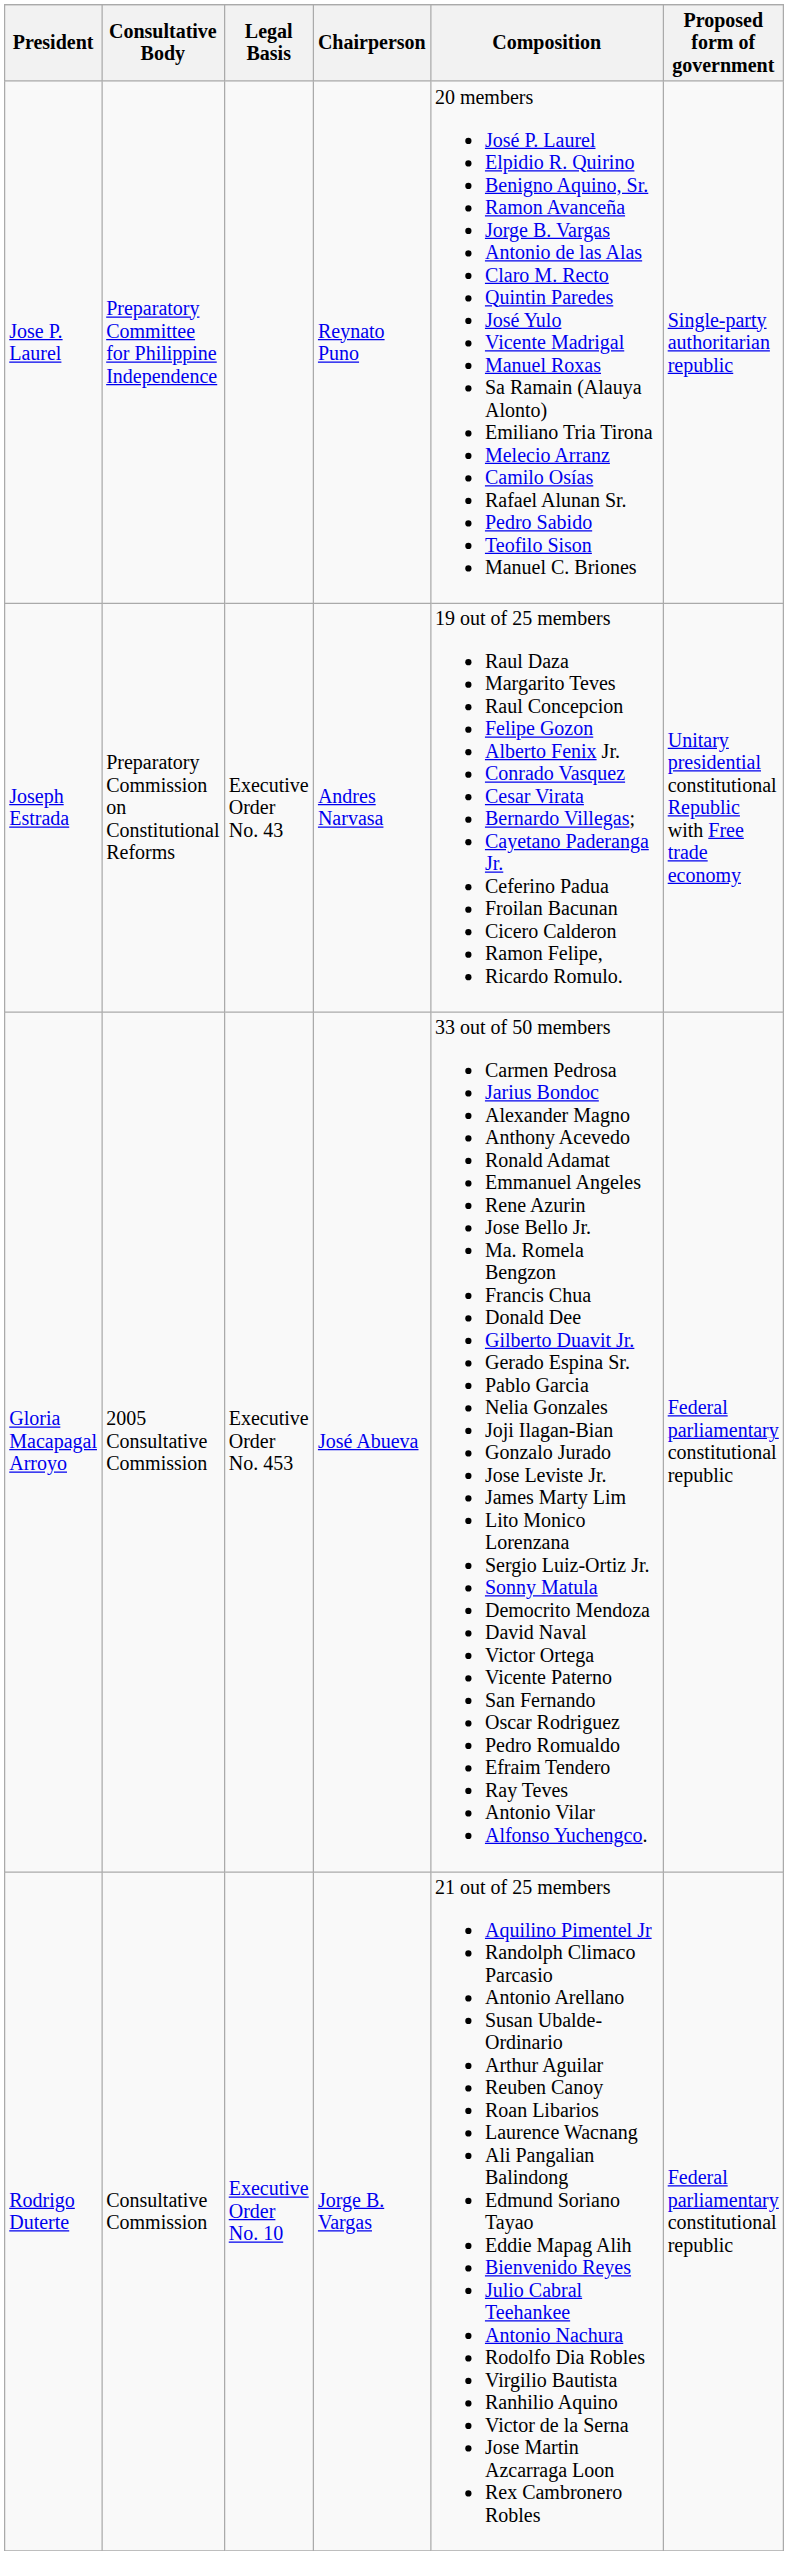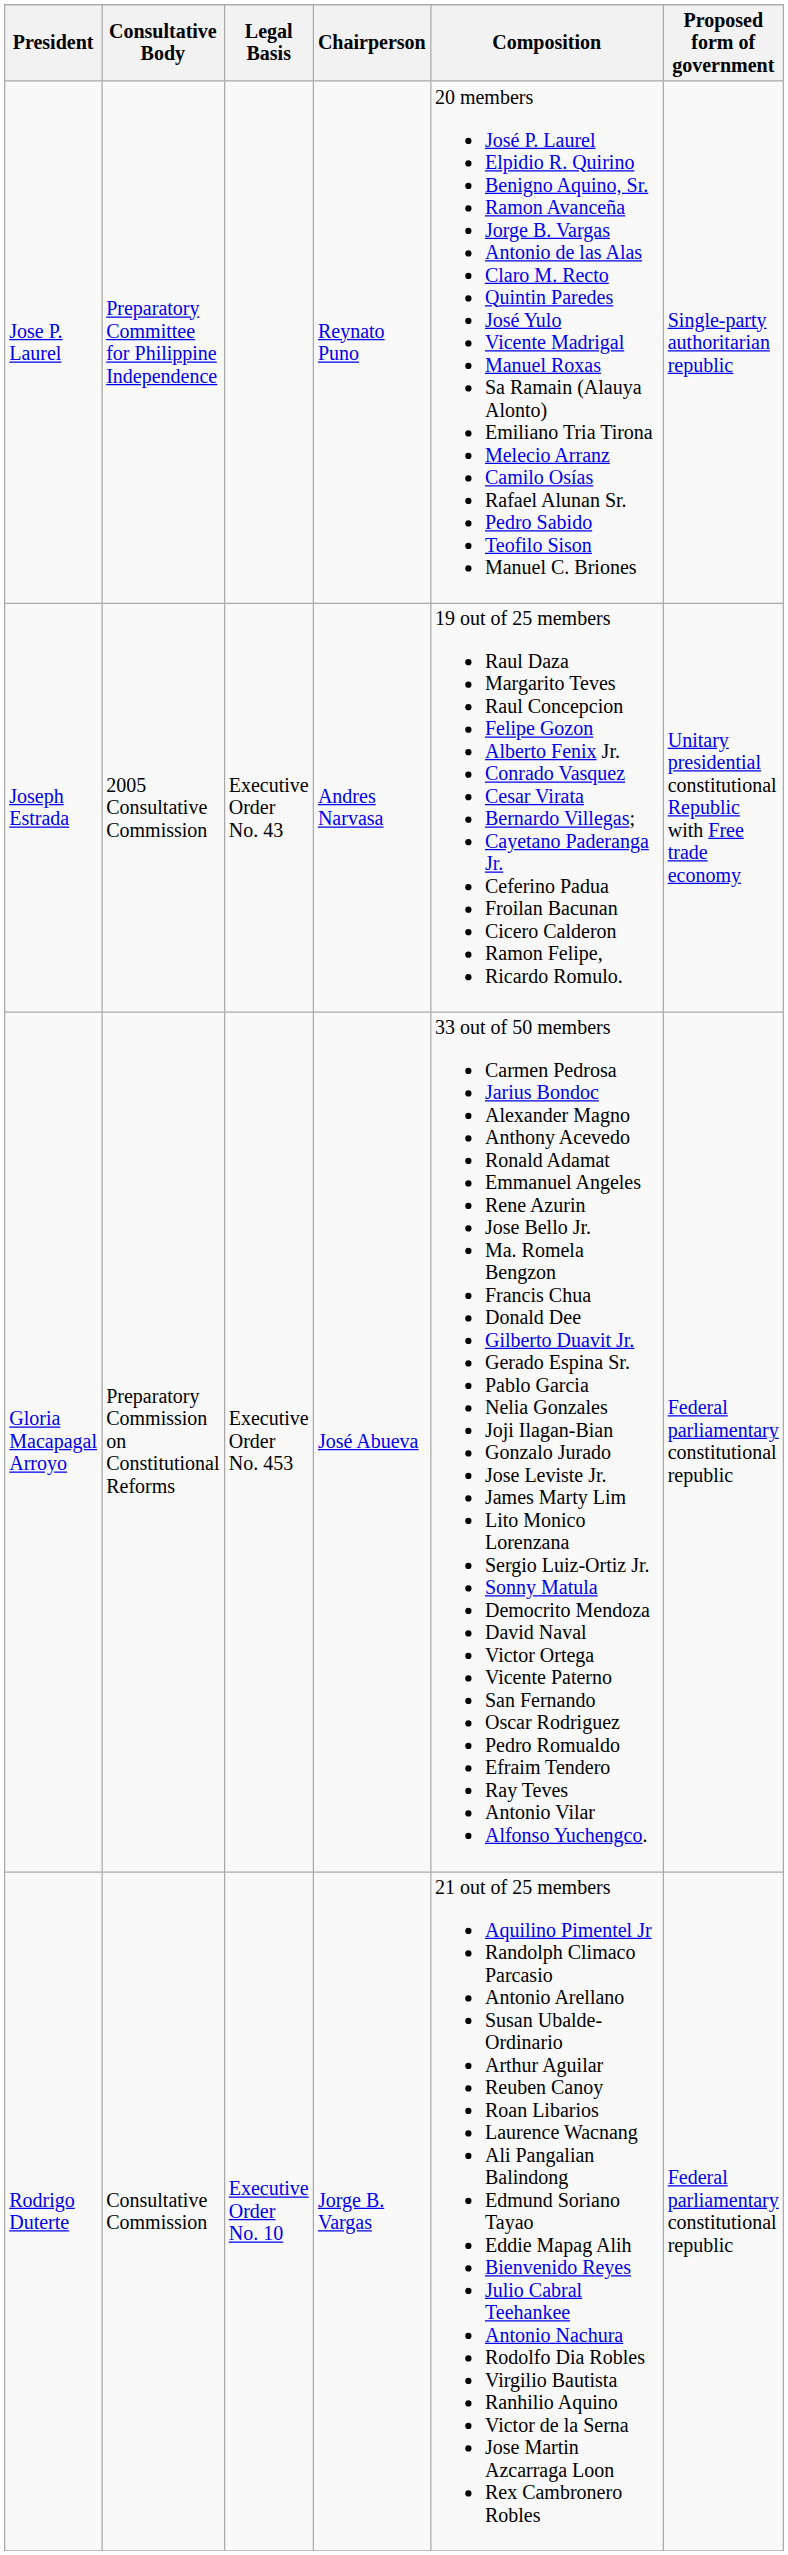(163, 807) Preparatory Commission on Constitutional Reforms -> (157, 807) 2005 Consultative Commission
(157, 1441) 2005 Consultative Commission -> (163, 1441) Preparatory Commission on Constitutional Reforms
